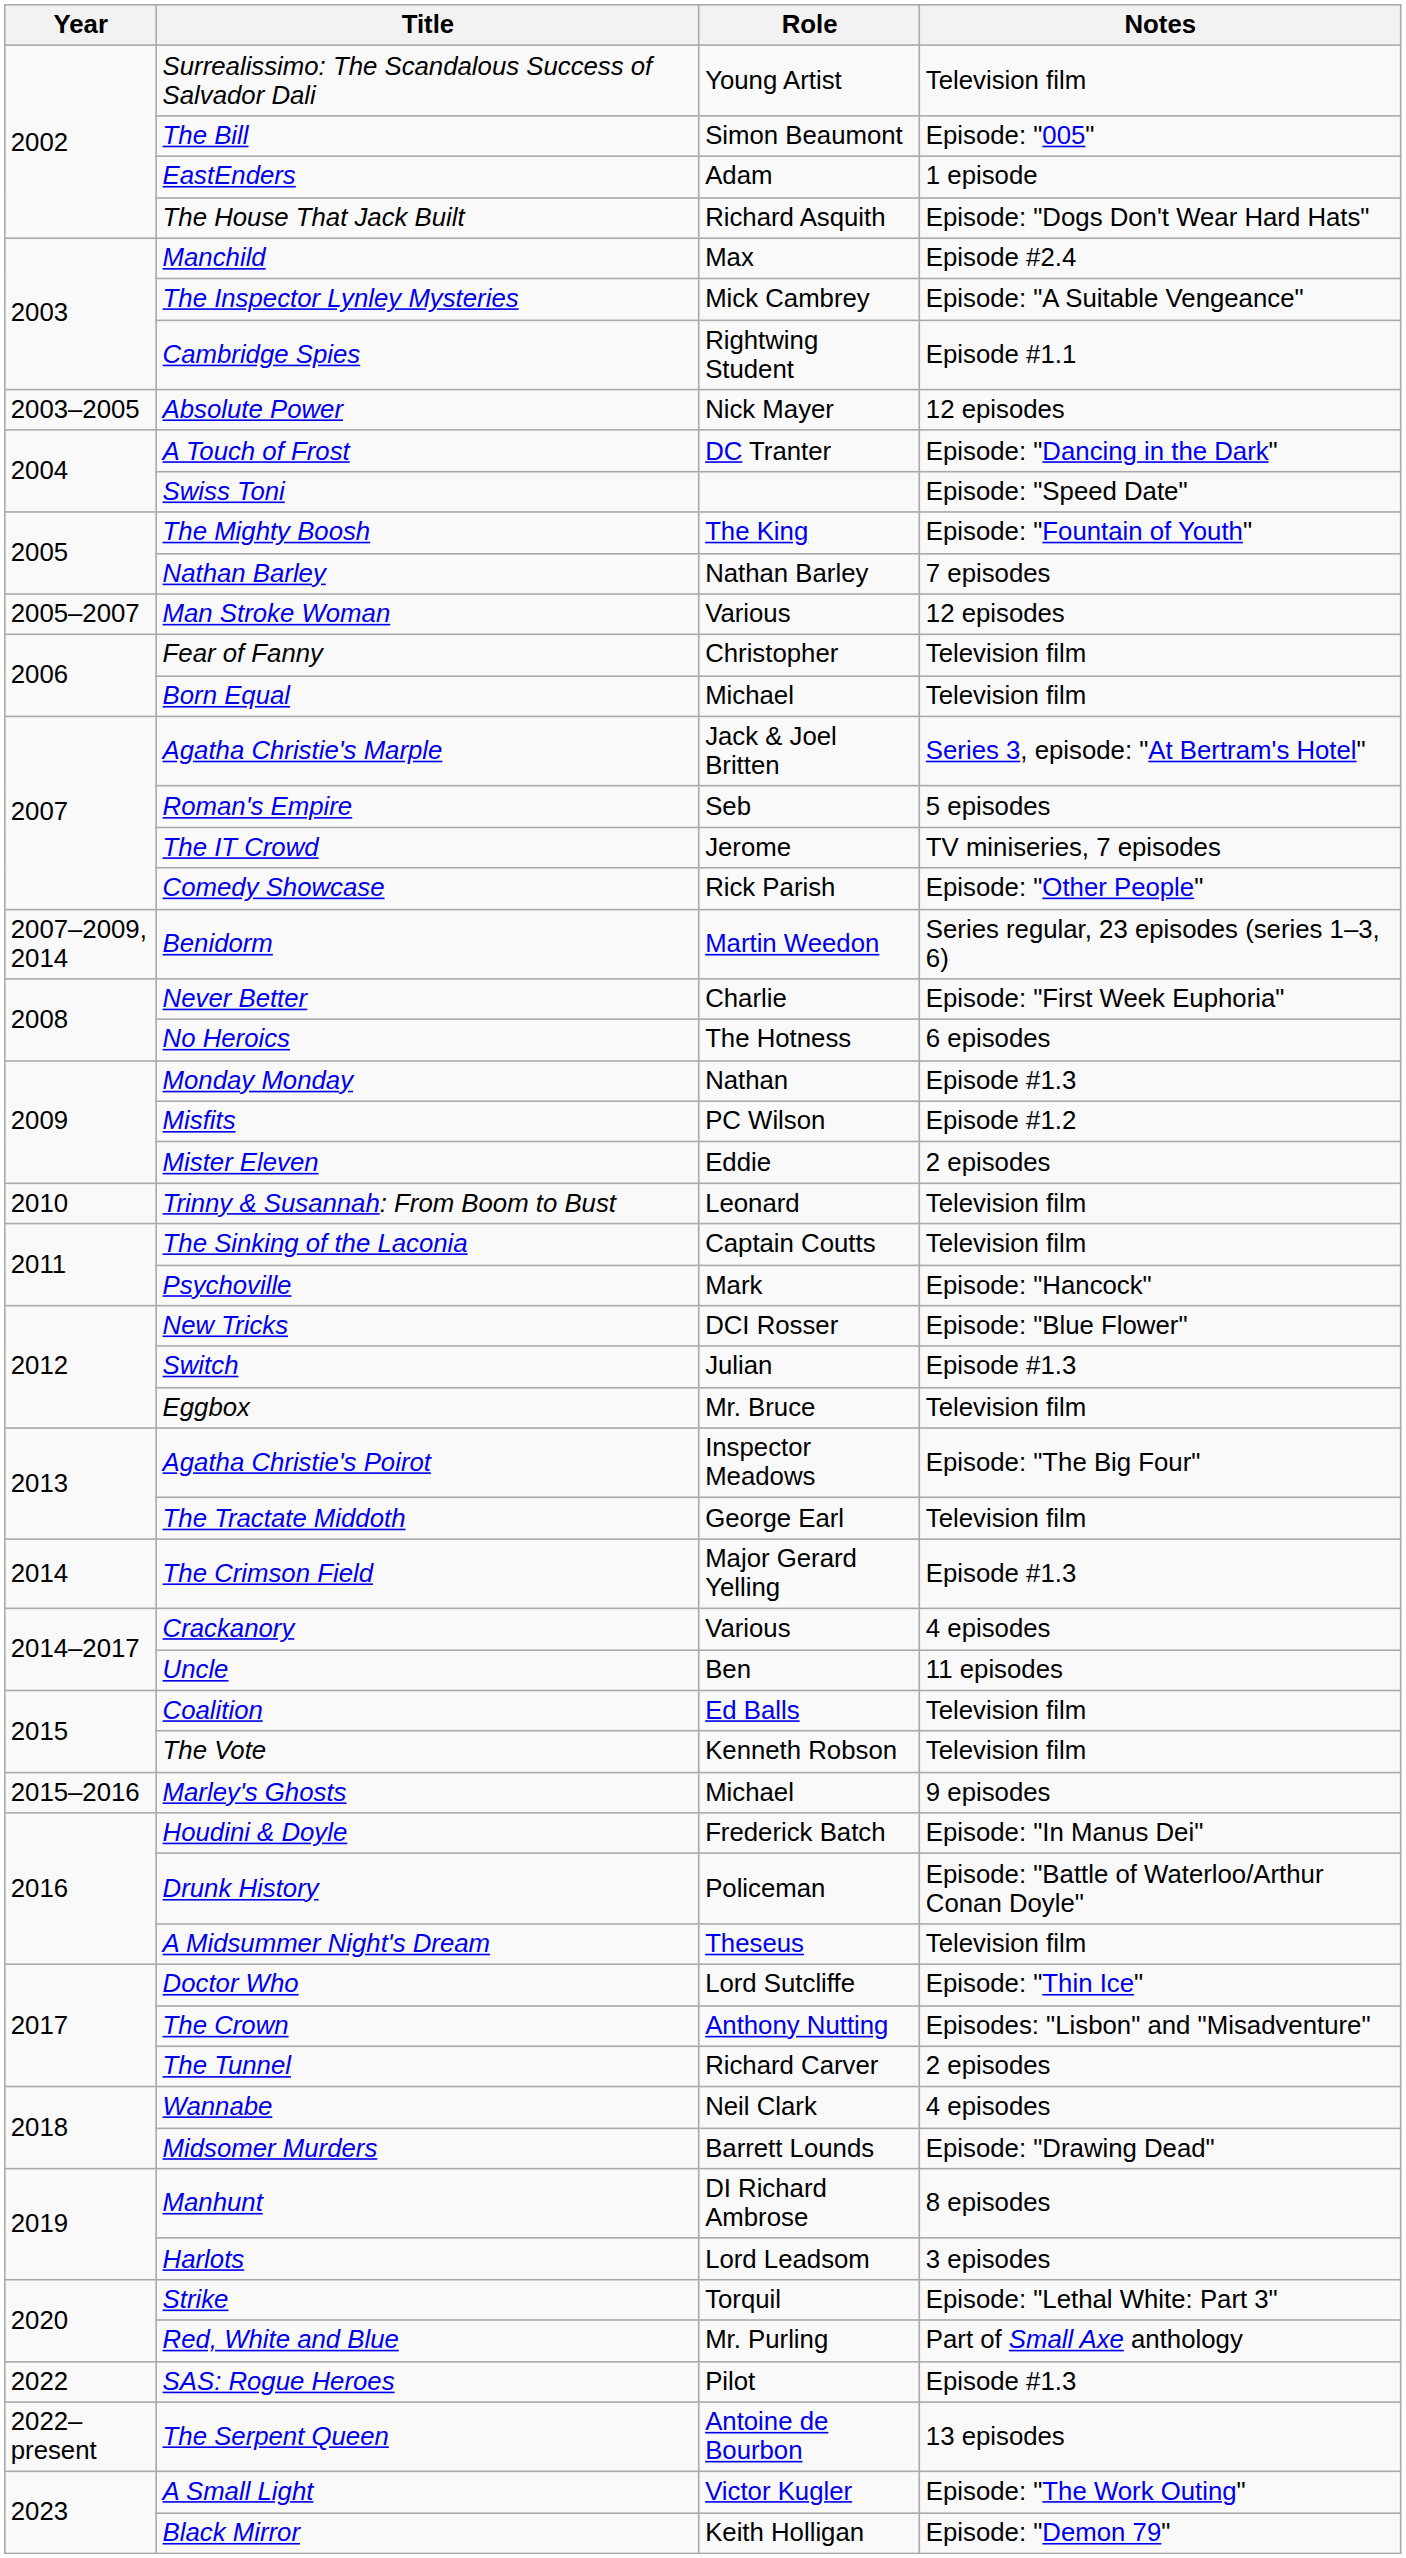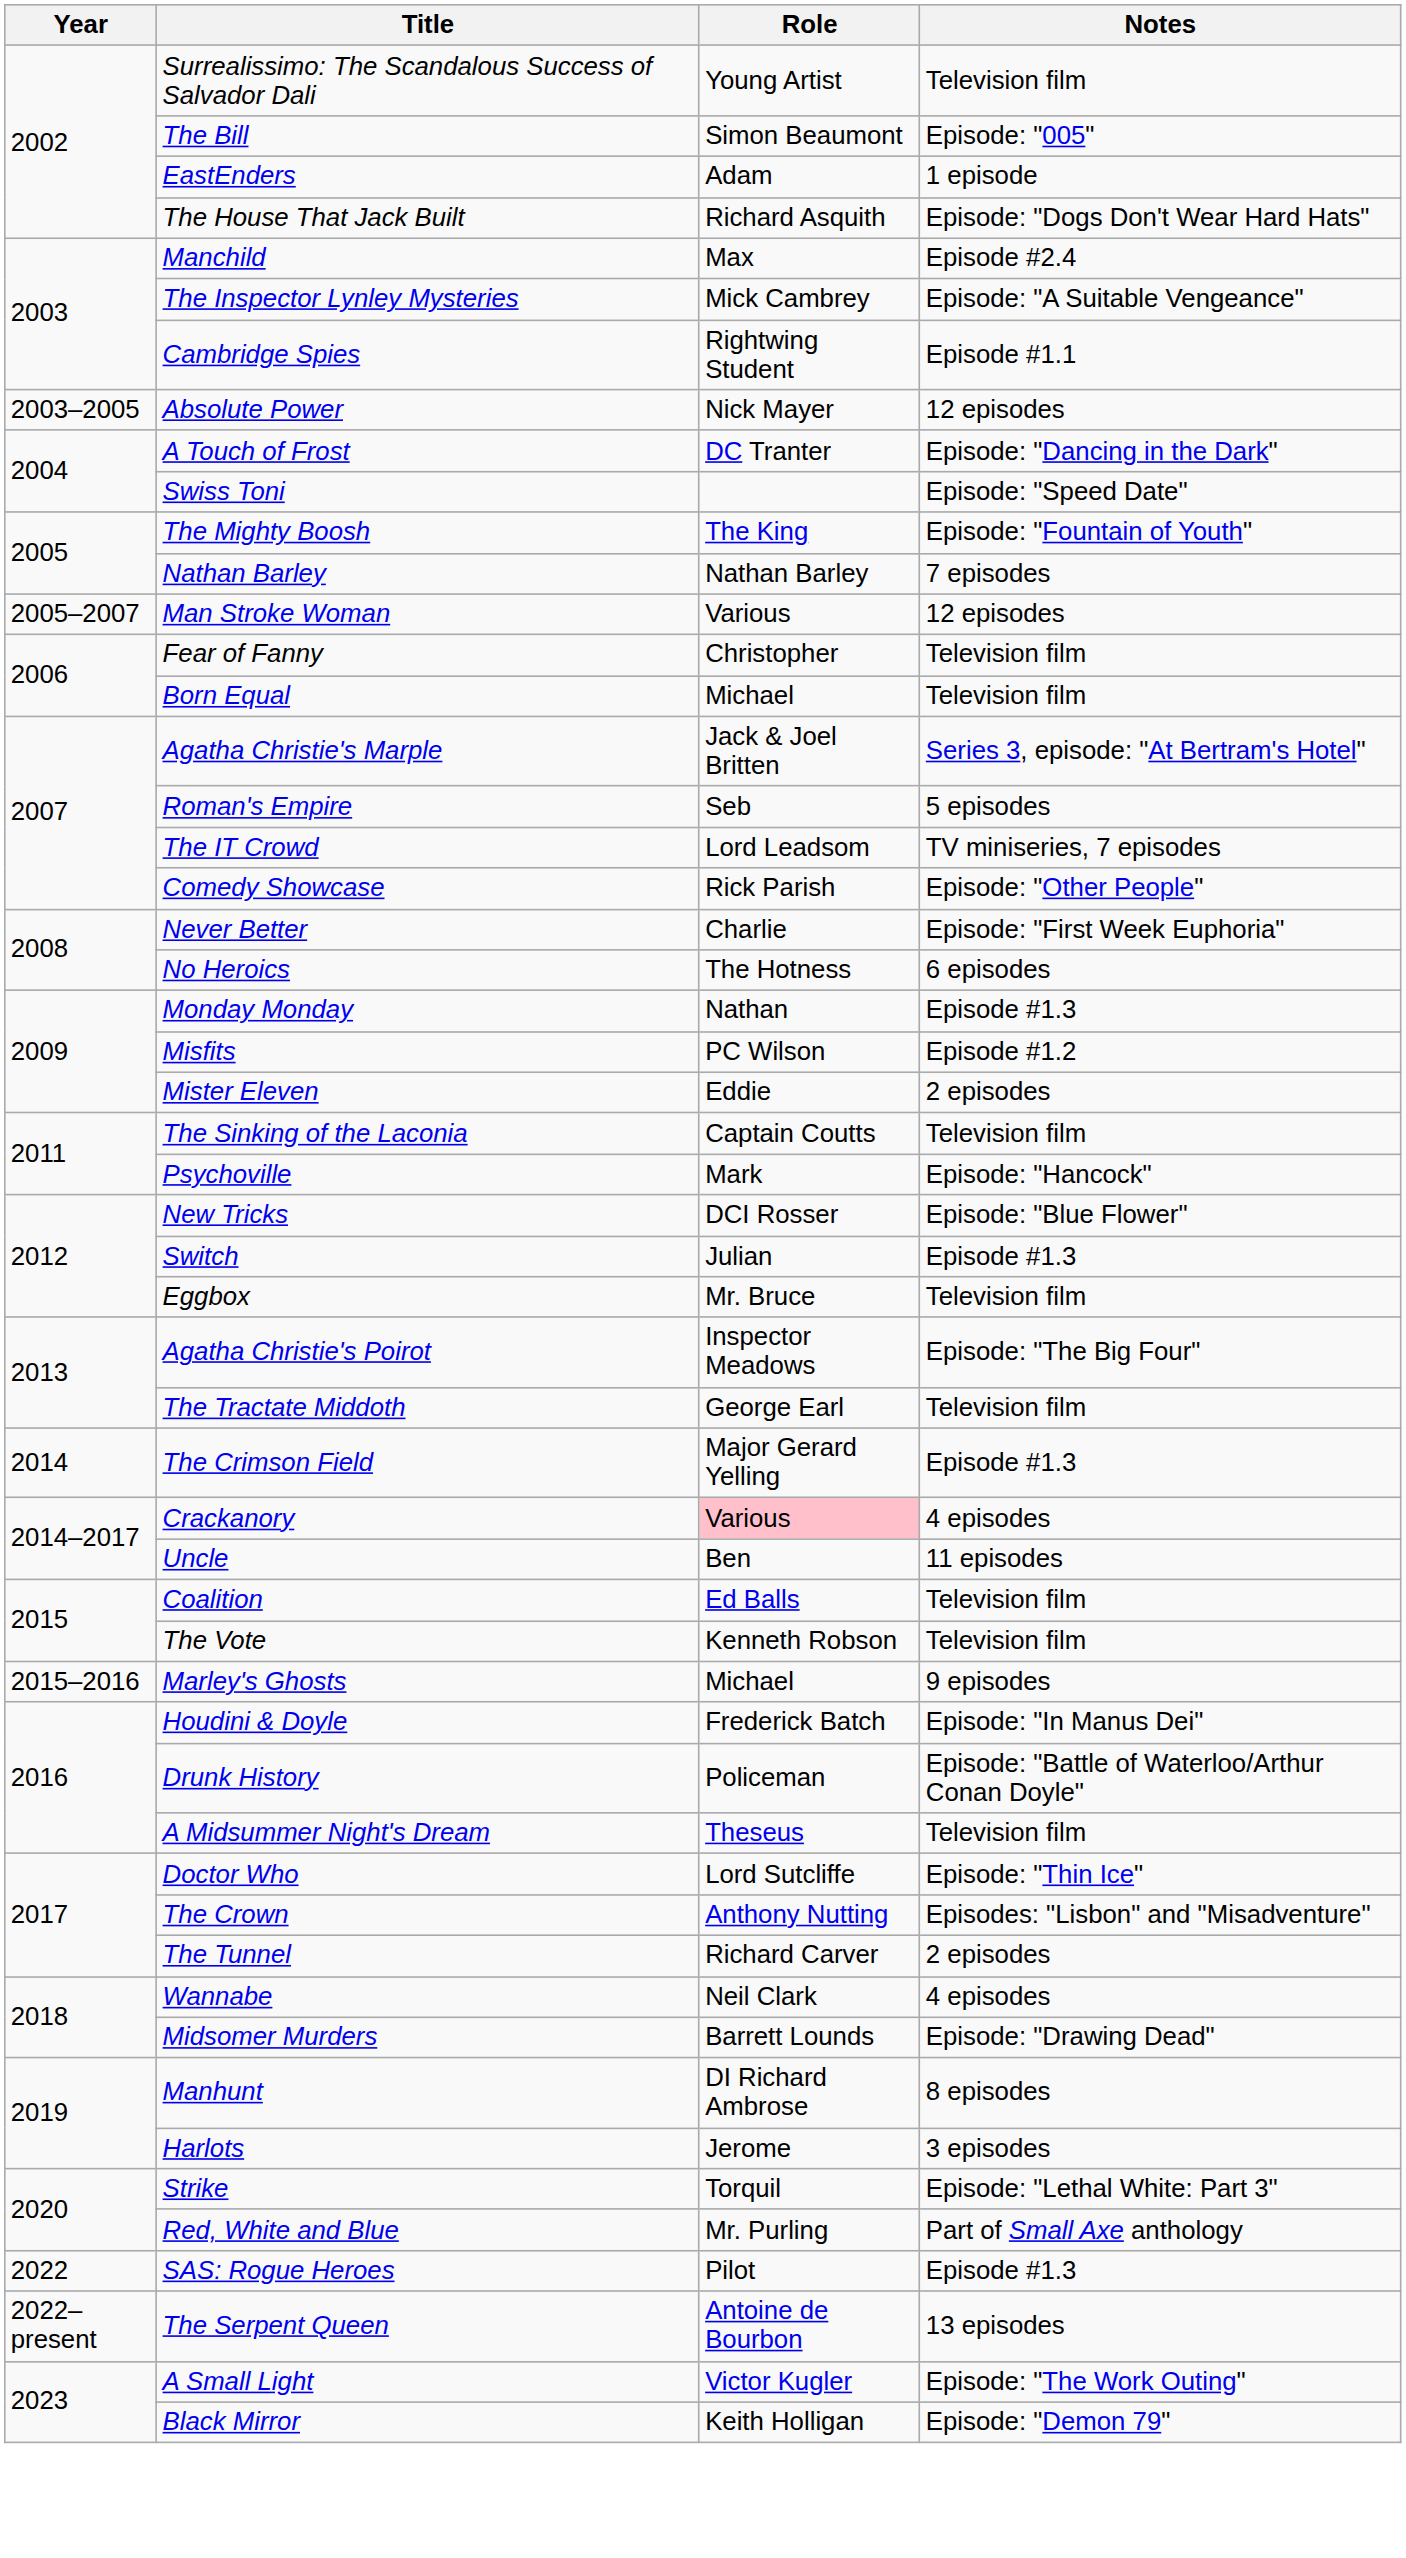(748, 847) Jerome -> (787, 847) Lord Leadsom
- row: (218, 943)
- row: (389, 1203)
(748, 1628) no background -> (748, 1518) pink background
(787, 2258) Lord Leadsom -> (748, 2147) Jerome
